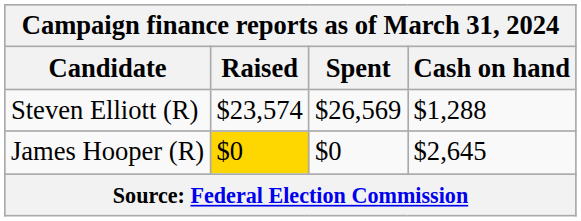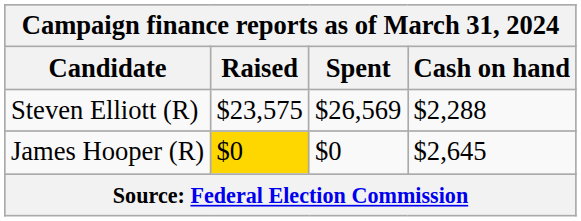(260, 109) $23,574 -> (260, 109) $23,575
(450, 109) $1,288 -> (450, 109) $2,288
